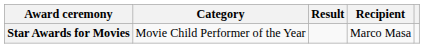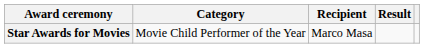columns swapped: (380, 14) <-> (328, 14)
